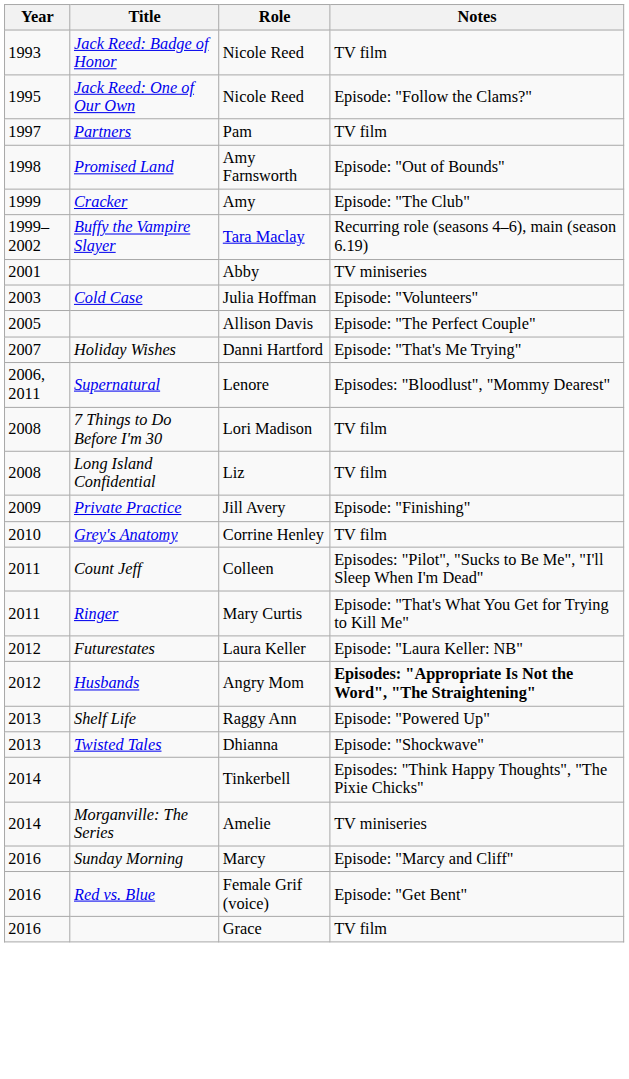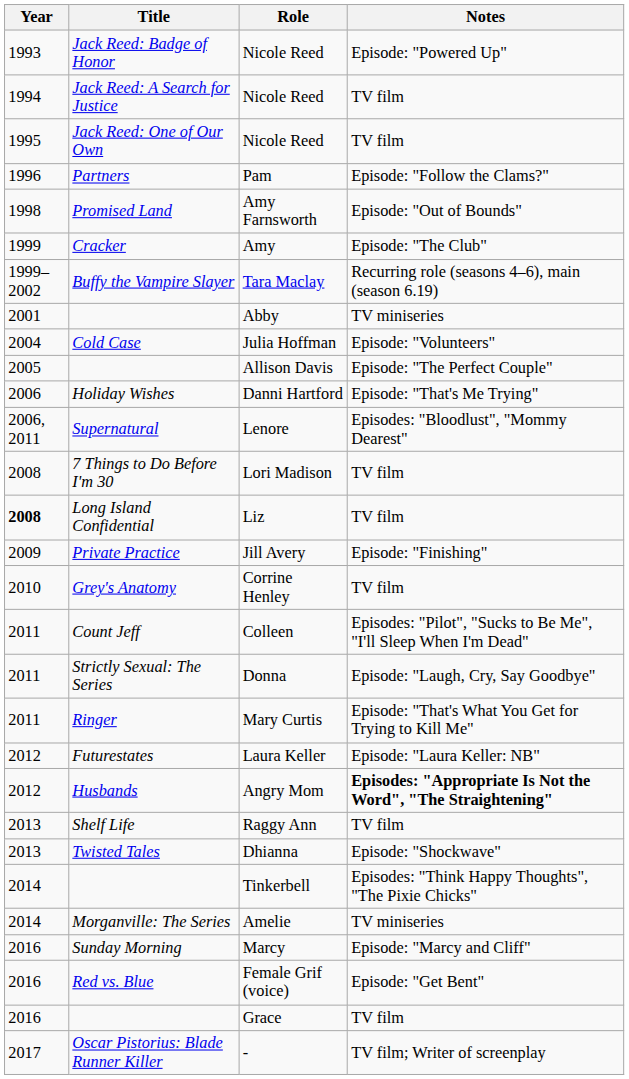(361, 52) TV film -> (429, 52) Episode: "Powered Up"
+ row: (151, 96)
(433, 96) Episode: "Follow the Clams?" -> (378, 140) TV film
(25, 131) 1997 -> (25, 176) 1996
(361, 131) TV film -> (450, 176) Episode: "Follow the Clams?"
(25, 297) 2003 -> (25, 342) 2004
(25, 349) 2007 -> (25, 393) 2006
(25, 473) normal -> (25, 517) bold
+ row: (137, 676)
(412, 718) Episode: "Powered Up" -> (378, 825) TV film
+ row: (148, 1052)
